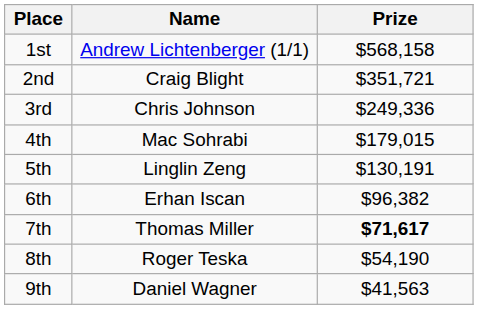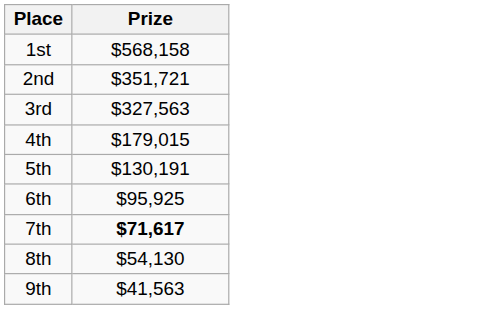- column: (195, 19)
(395, 109) $249,336 -> (150, 109) $327,563
(395, 199) $96,382 -> (150, 199) $95,925
(395, 259) $54,190 -> (150, 259) $54,130
